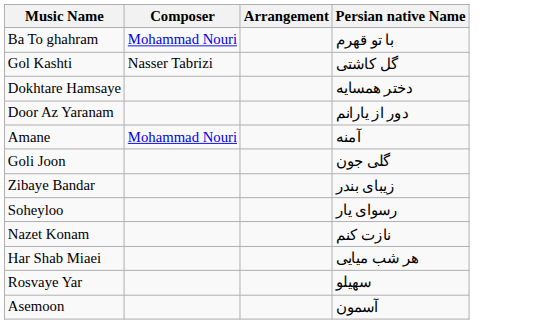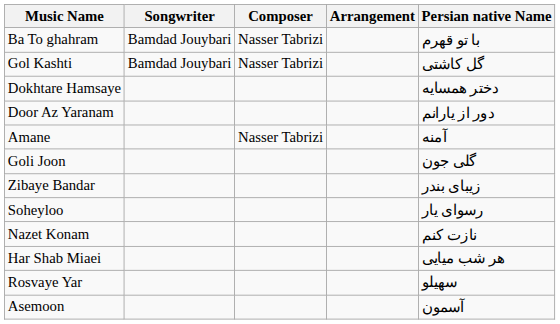+ column: (180, 16)
(182, 39) Mohammad Nouri -> (281, 39) Nasser Tabrizi
(182, 137) Mohammad Nouri -> (281, 137) Nasser Tabrizi
